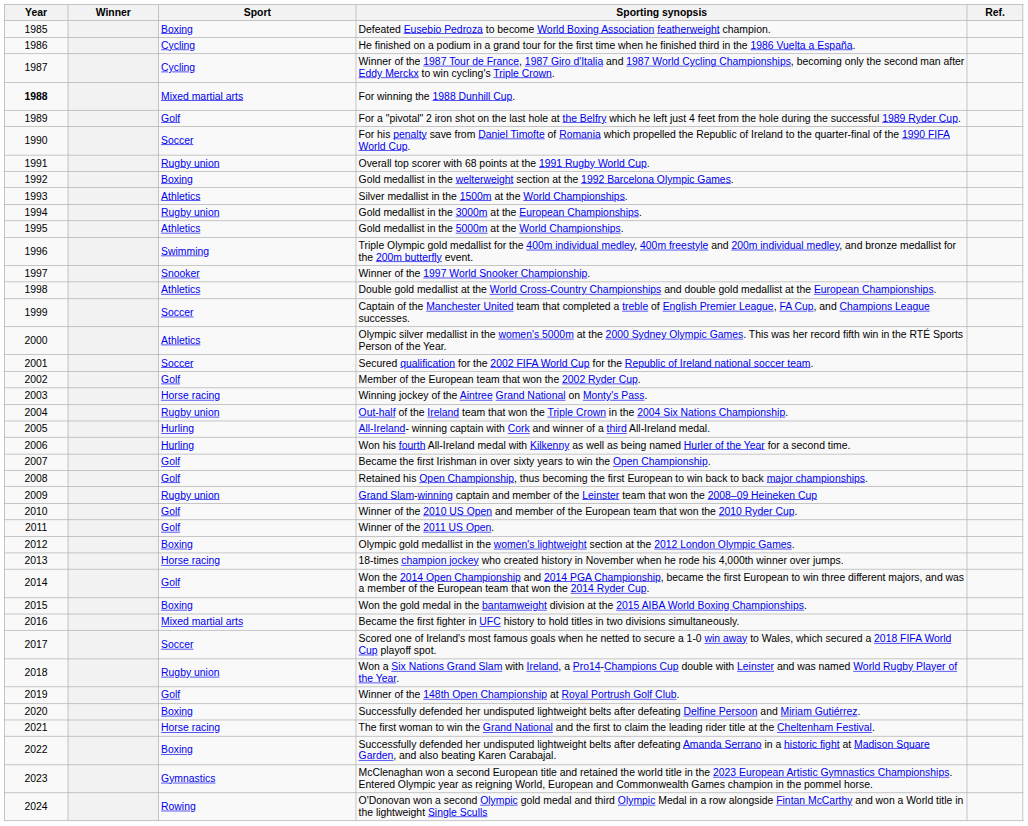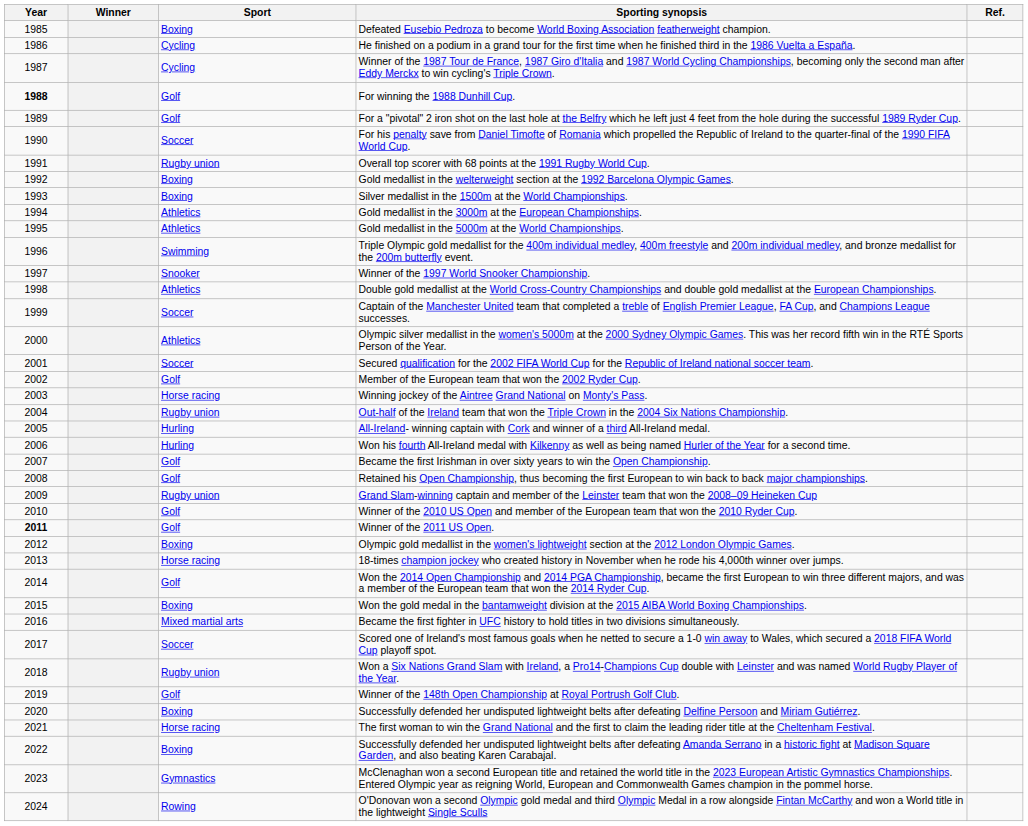(202, 96) Mixed martial arts -> (171, 96) Golf
(181, 196) Athletics -> (177, 196) Boxing
(190, 212) Rugby union -> (181, 212) Athletics
(36, 528) normal -> (36, 528) bold
